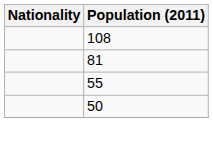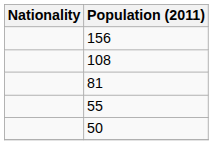+ row: (99, 38)
